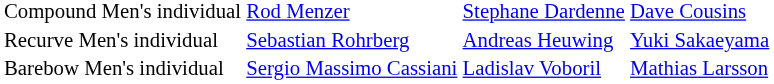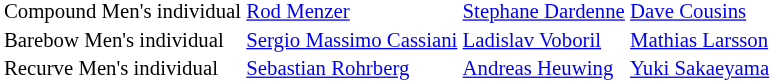rows swapped: (111, 40) <-> (114, 68)
